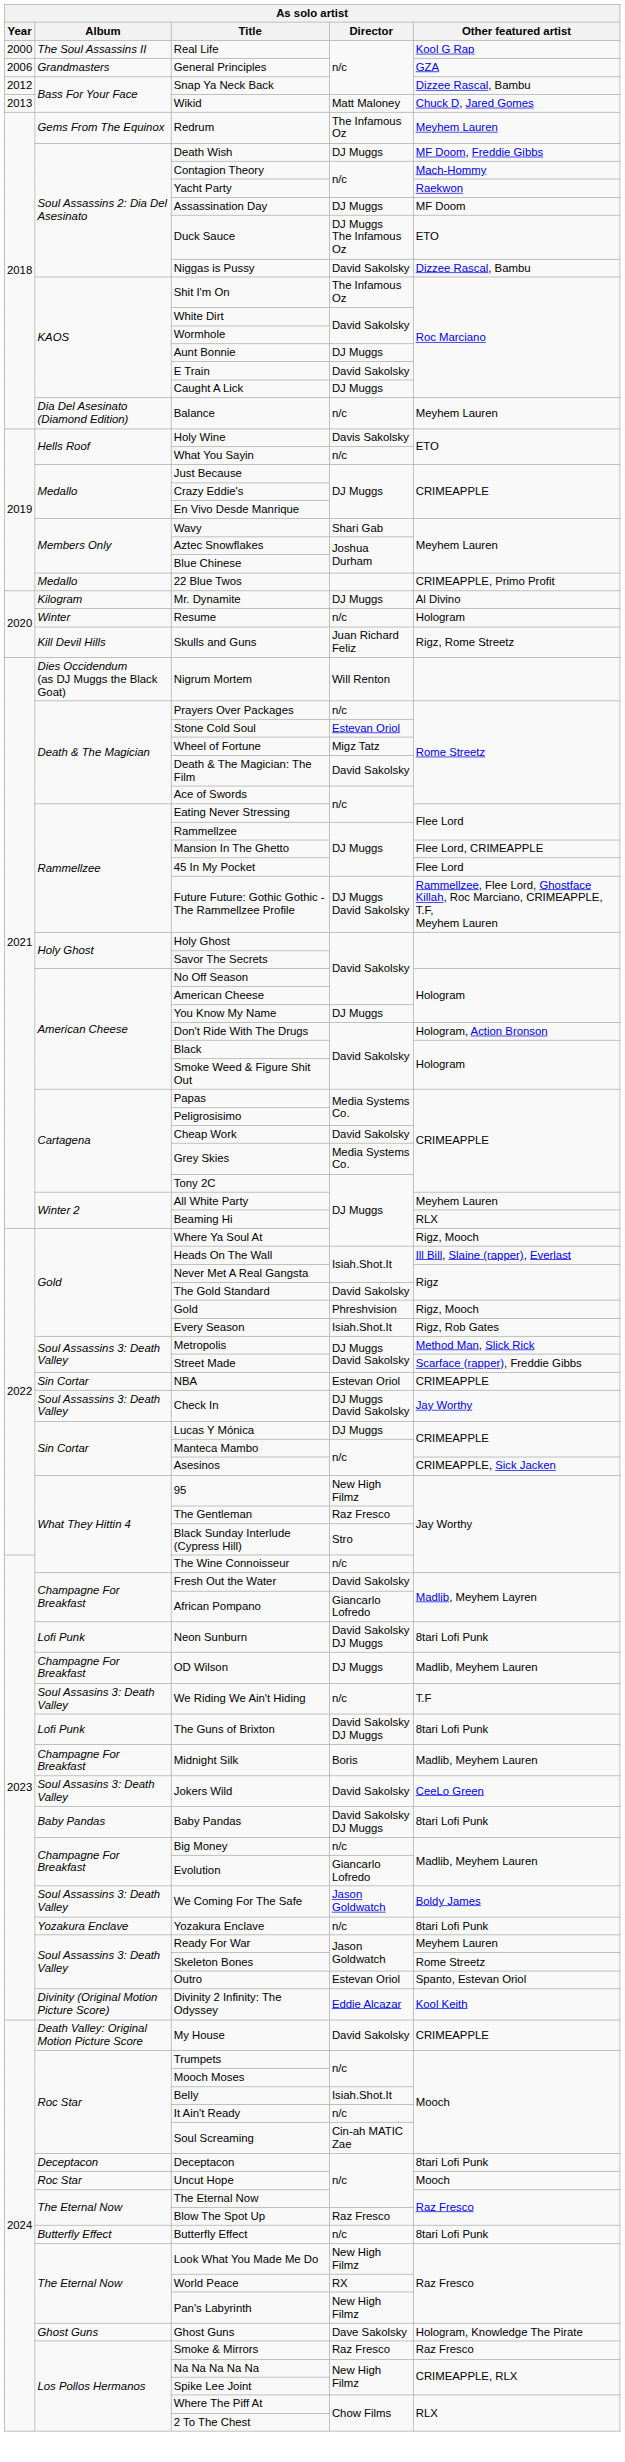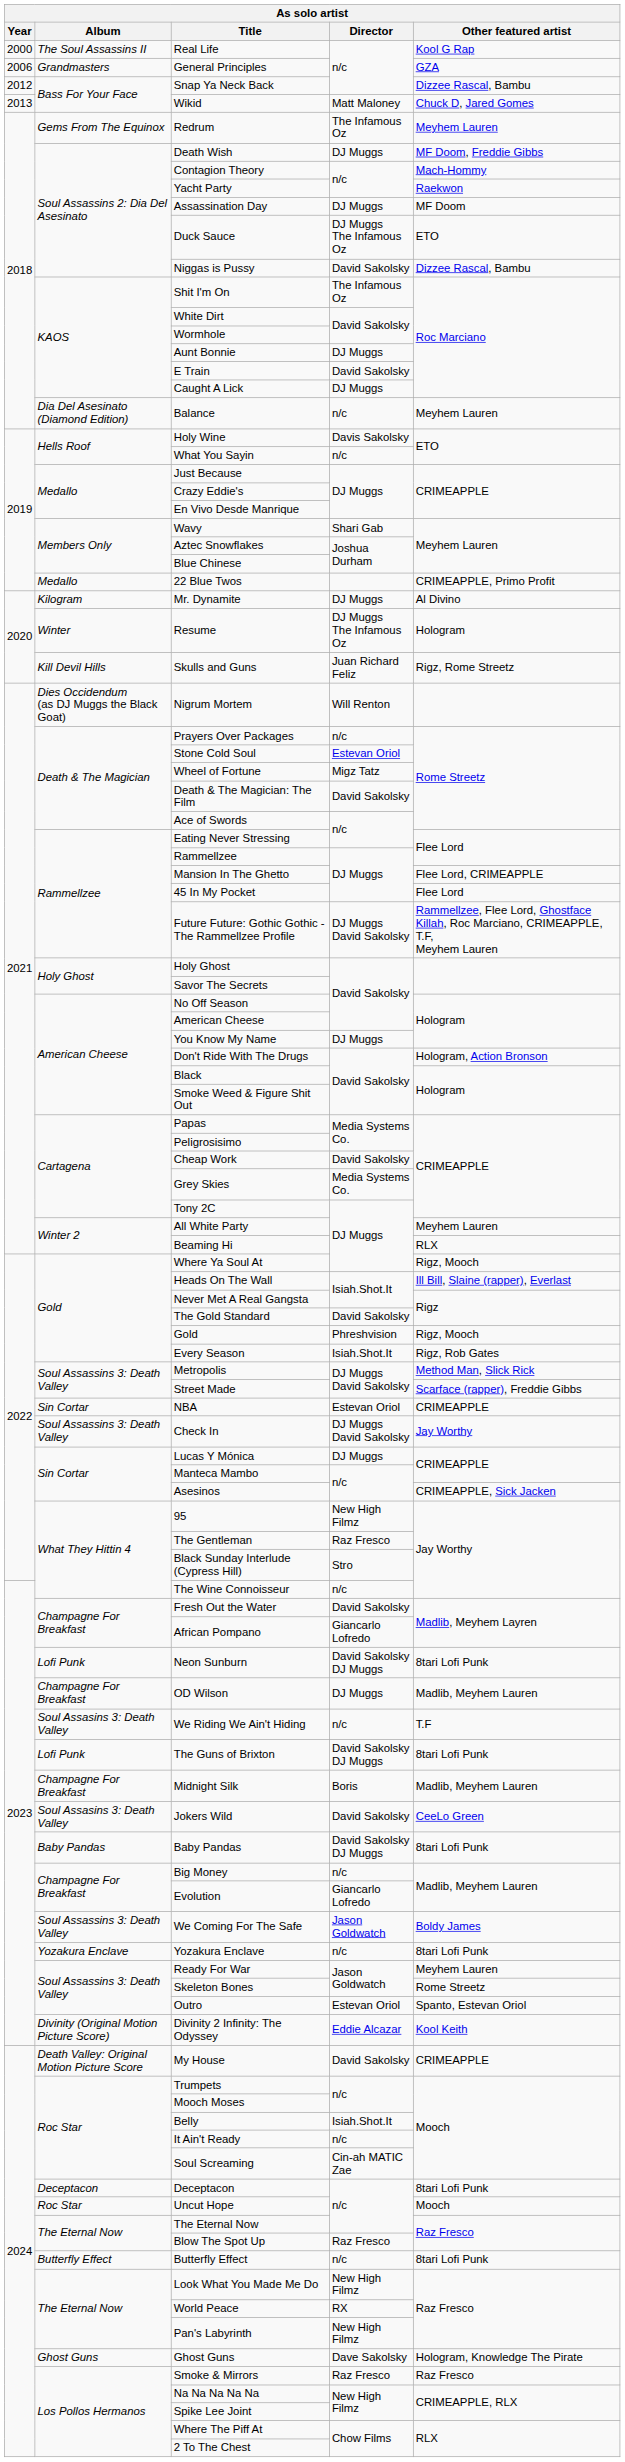(339, 617) n/c -> (367, 630) DJ Muggs The Infamous Oz
